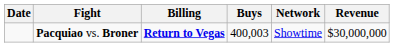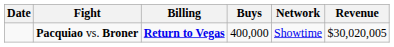(249, 32) 400,003 -> (249, 32) 400,000
(357, 32) $30,000,000 -> (357, 32) $30,020,005
